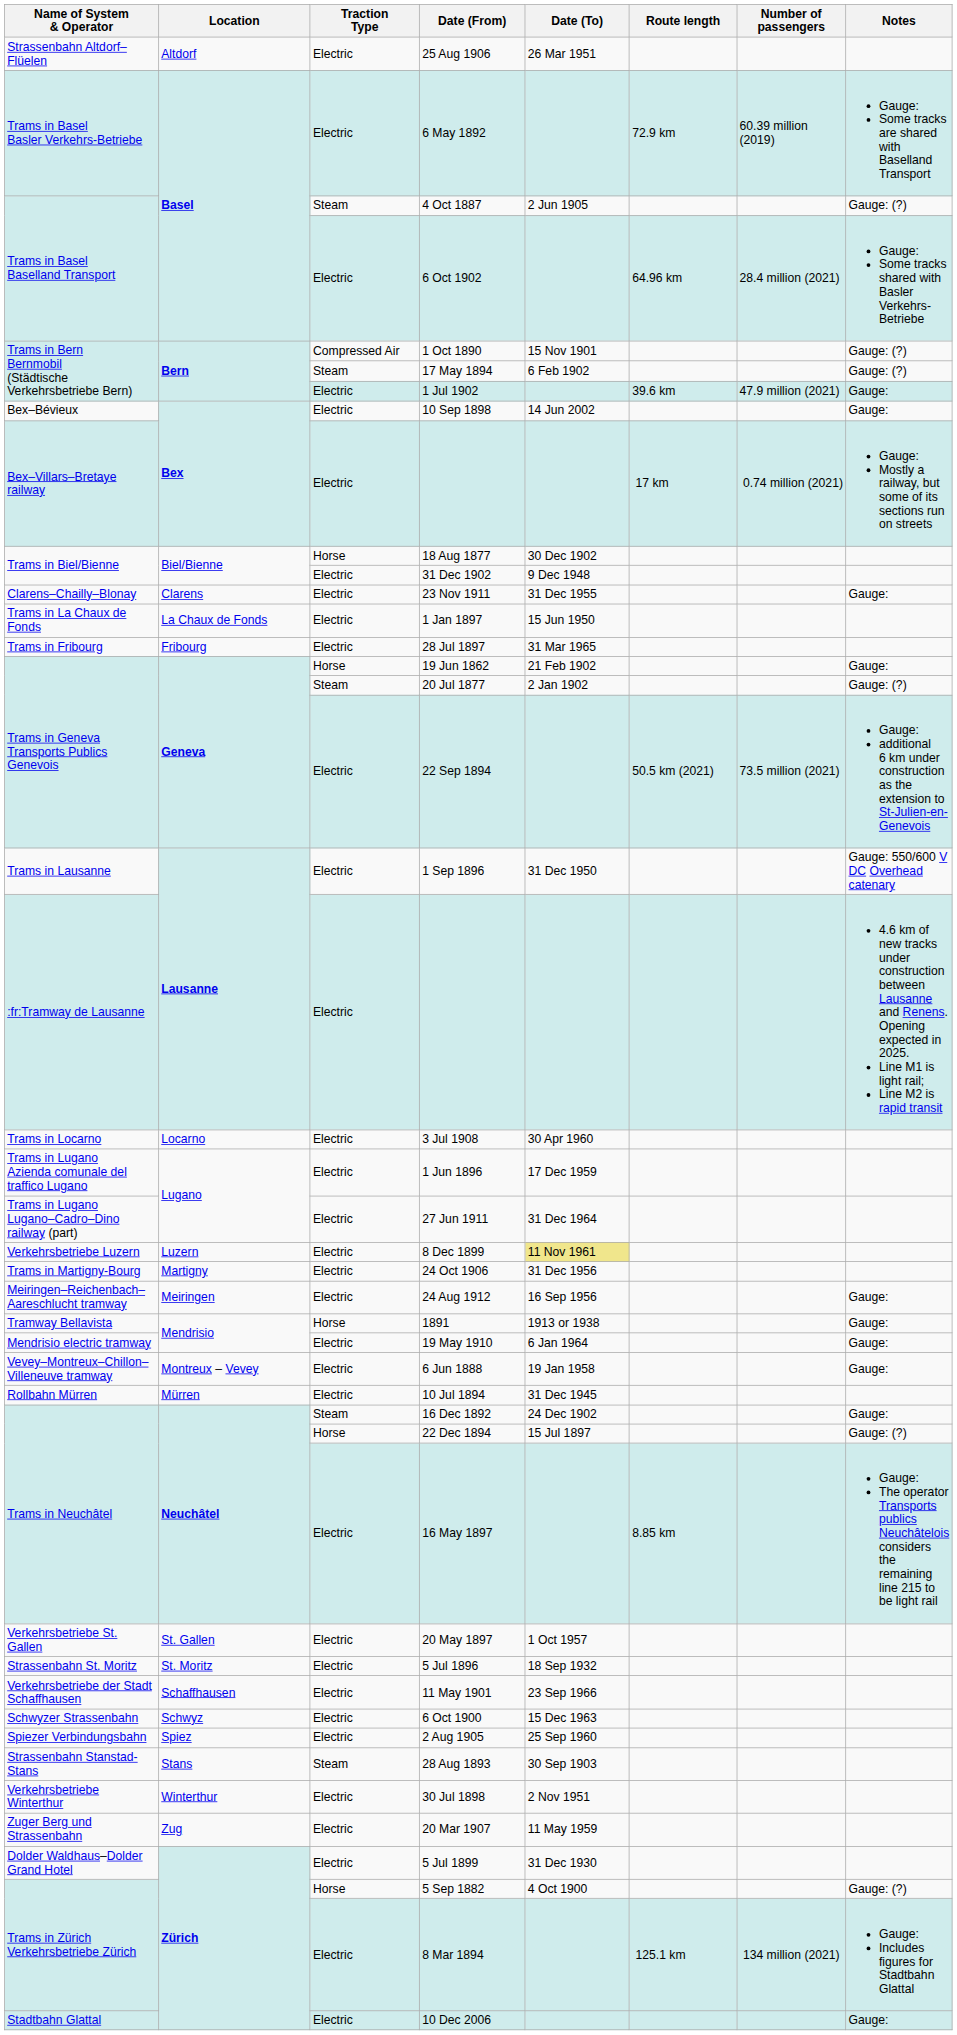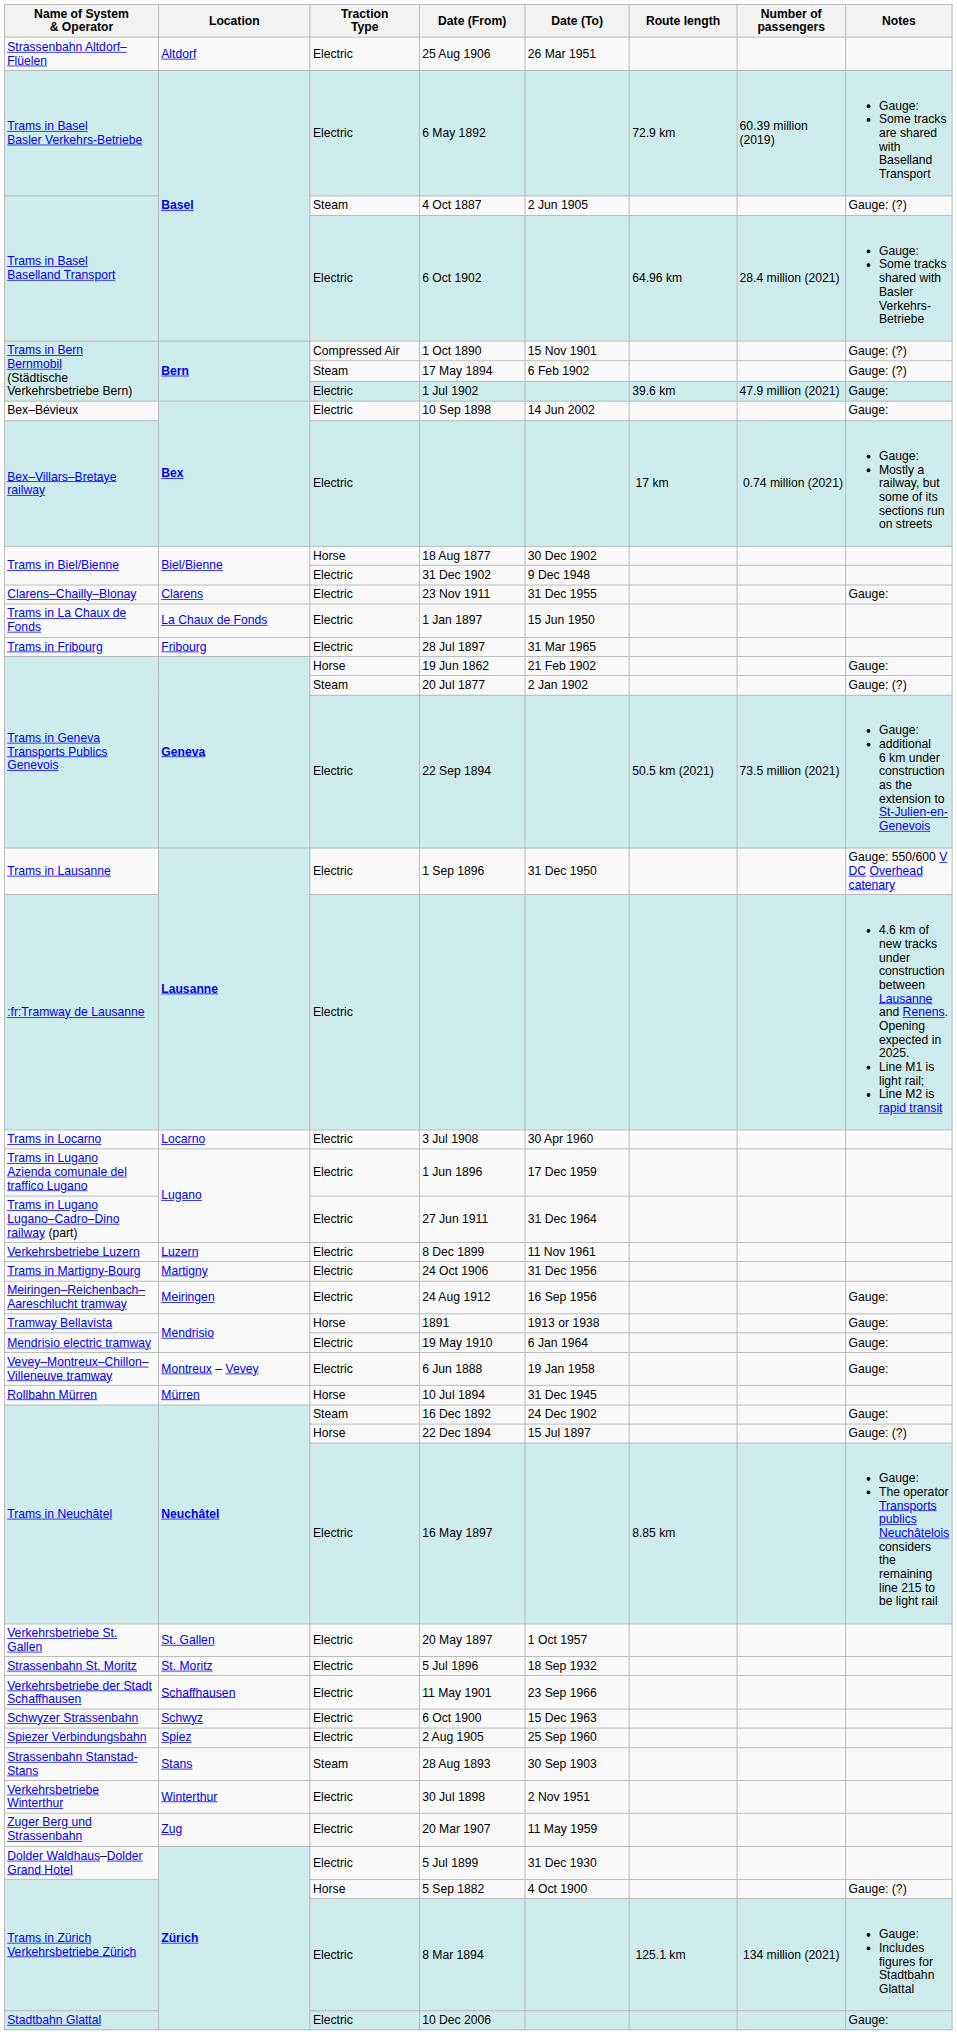(562, 1252) khaki background -> (562, 1252) no background
(333, 1395) Electric -> (329, 1395) Horse
